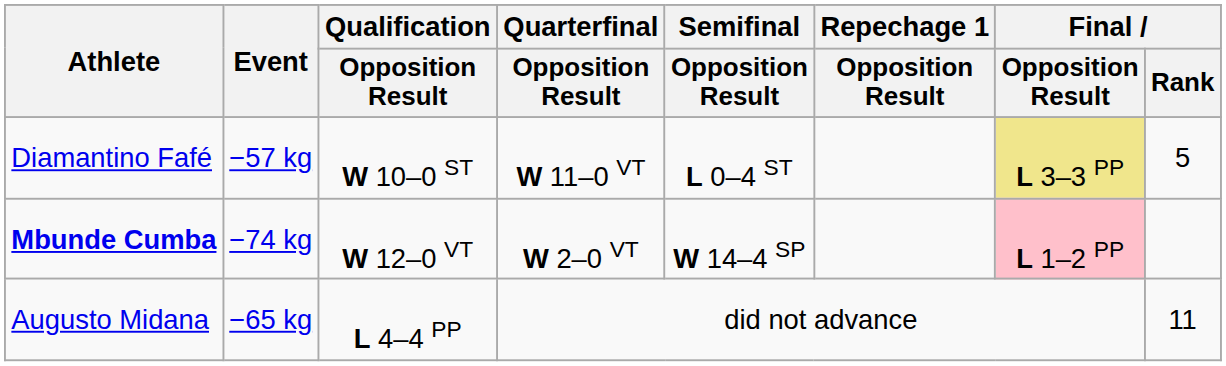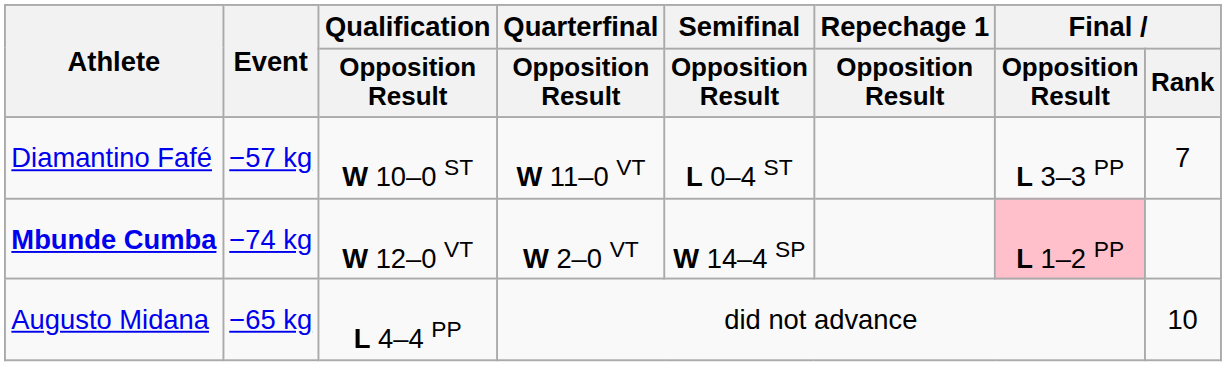(1070, 173) khaki background -> (1070, 173) no background
(1183, 158) 5 -> (1183, 158) 7
(1183, 320) 11 -> (1183, 320) 10
